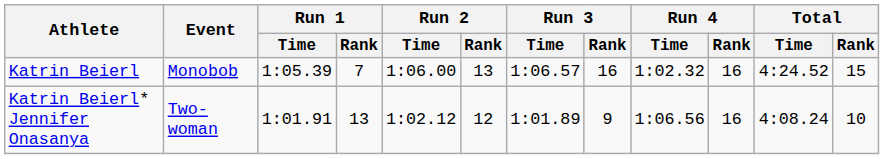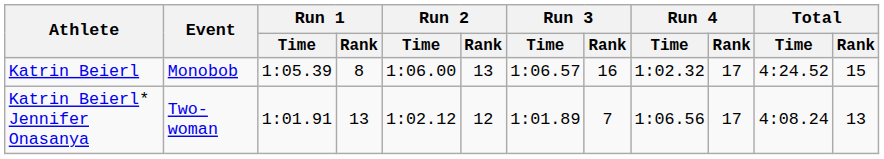(359, 72) 7 -> (359, 72) 8
(732, 72) 16 -> (732, 72) 17
(607, 120) 9 -> (607, 120) 7
(732, 120) 16 -> (732, 120) 17
(856, 120) 10 -> (856, 120) 13
